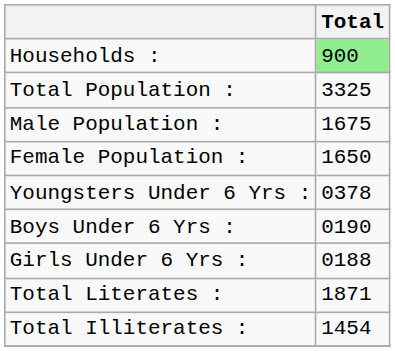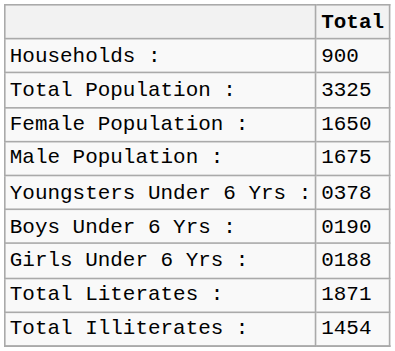(340, 56) lightgreen background -> (340, 56) no background
rows swapped: (117, 124) <-> (129, 158)
